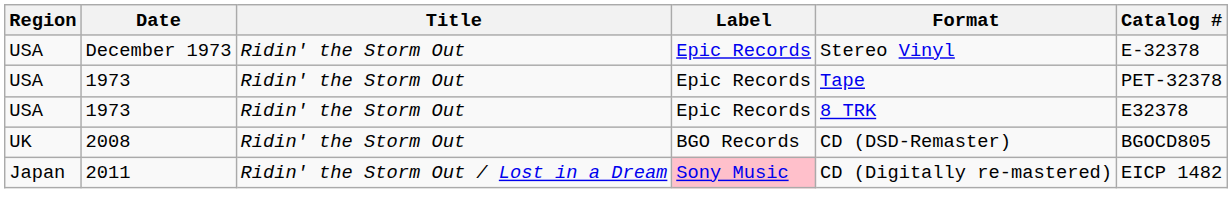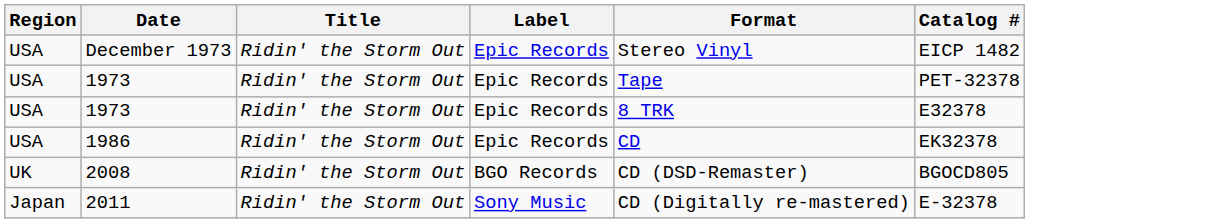(1160, 50) E-32378 -> (969, 50) EICP 1482
+ row: (26, 142)
(454, 173) Ridin' the Storm Out / Lost in a Dream -> (353, 203) Ridin' the Storm Out
(732, 173) pink background -> (530, 203) no background
(1172, 173) EICP 1482 -> (958, 203) E-32378
